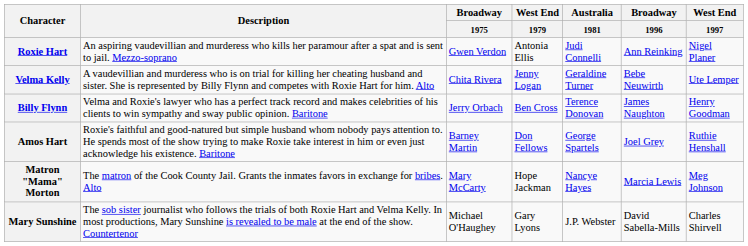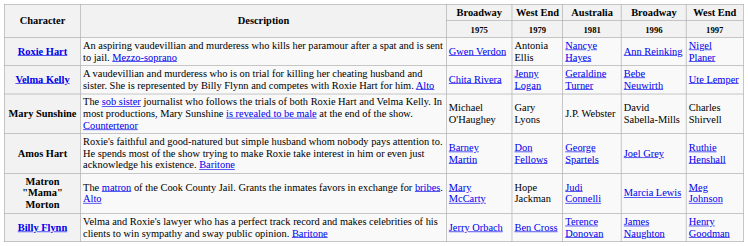(583, 51) Judi Connelli -> (581, 51) Nancye Hayes
rows swapped: (42, 107) <-> (42, 221)
(581, 181) Nancye Hayes -> (583, 193) Judi Connelli
